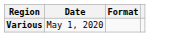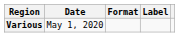+ column: (156, 11)
